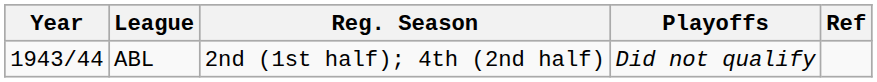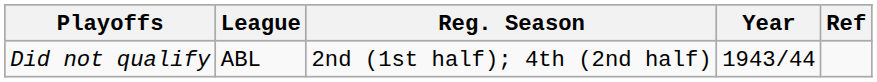columns swapped: (57, 23) <-> (716, 23)
